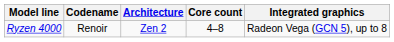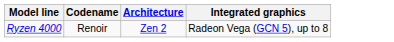- column: (215, 12)
